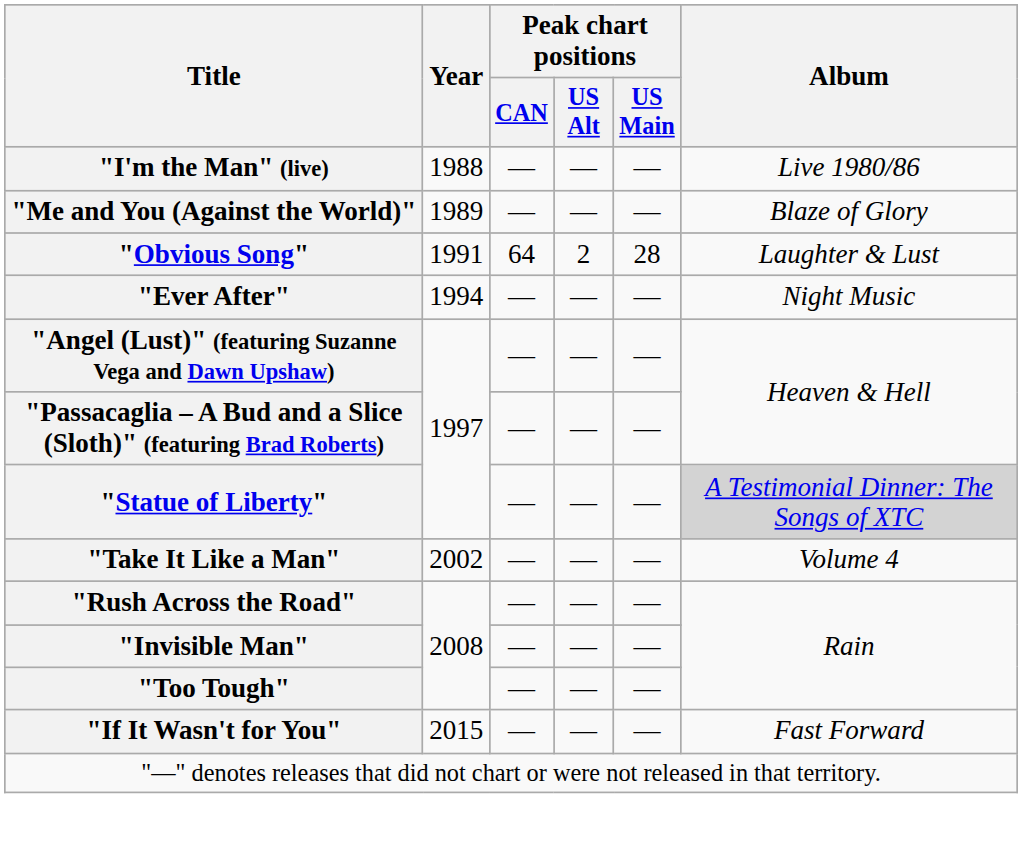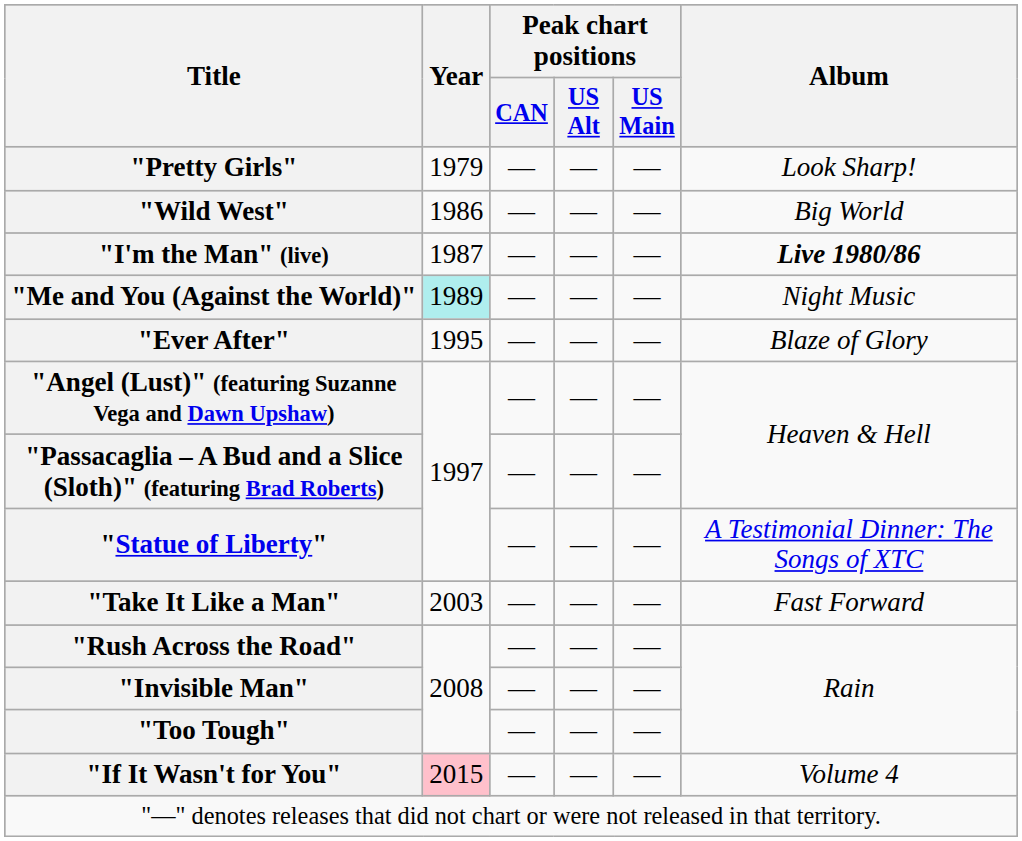+ row: (214, 168)
+ row: (214, 210)
(456, 168) 1988 -> (456, 253) 1987
(849, 168) normal -> (849, 253) bold
(456, 210) no background -> (456, 296) paleturquoise background
(849, 210) Blaze of Glory -> (849, 296) Night Music
- row: (214, 253)
(456, 296) 1994 -> (456, 339) 1995
(849, 296) Night Music -> (849, 339) Blaze of Glory
(849, 501) lightgrey background -> (849, 544) no background
(456, 559) 2002 -> (456, 602) 2003
(849, 559) Volume 4 -> (849, 602) Fast Forward
(456, 731) no background -> (456, 773) pink background
(849, 731) Fast Forward -> (849, 773) Volume 4
